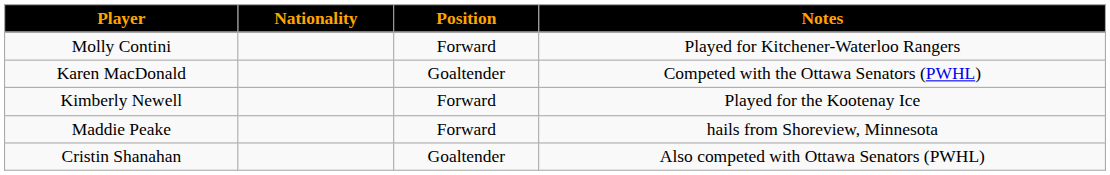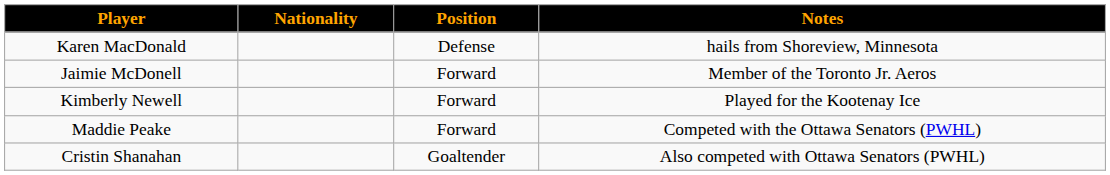- row: (121, 45)
(466, 73) Goaltender -> (466, 45) Defense
(822, 73) Competed with the Ottawa Senators (PWHL) -> (822, 45) hails from Shoreview, Minnesota
+ row: (121, 73)
(822, 128) hails from Shoreview, Minnesota -> (822, 128) Competed with the Ottawa Senators (PWHL)
